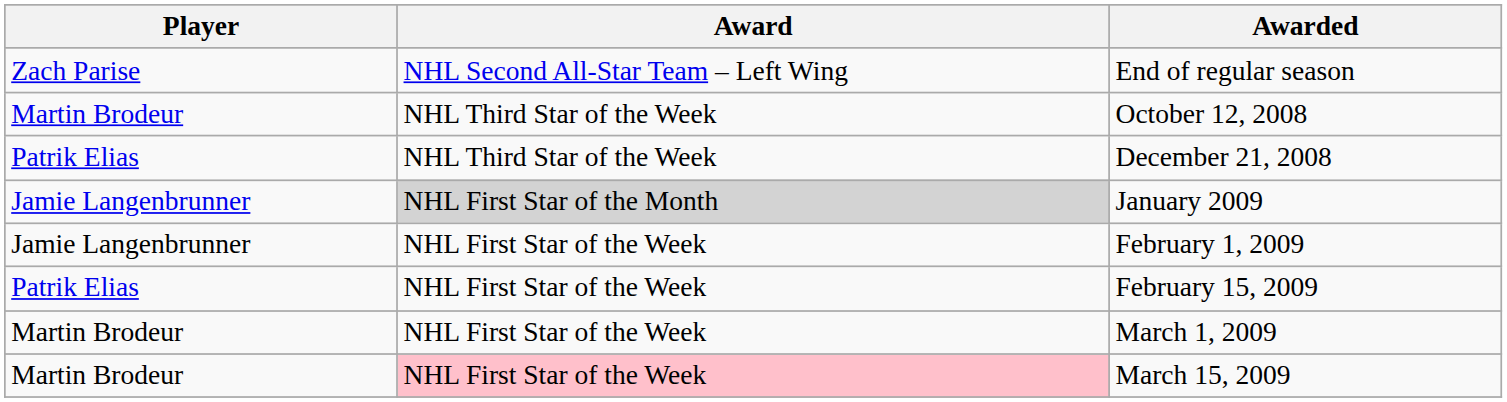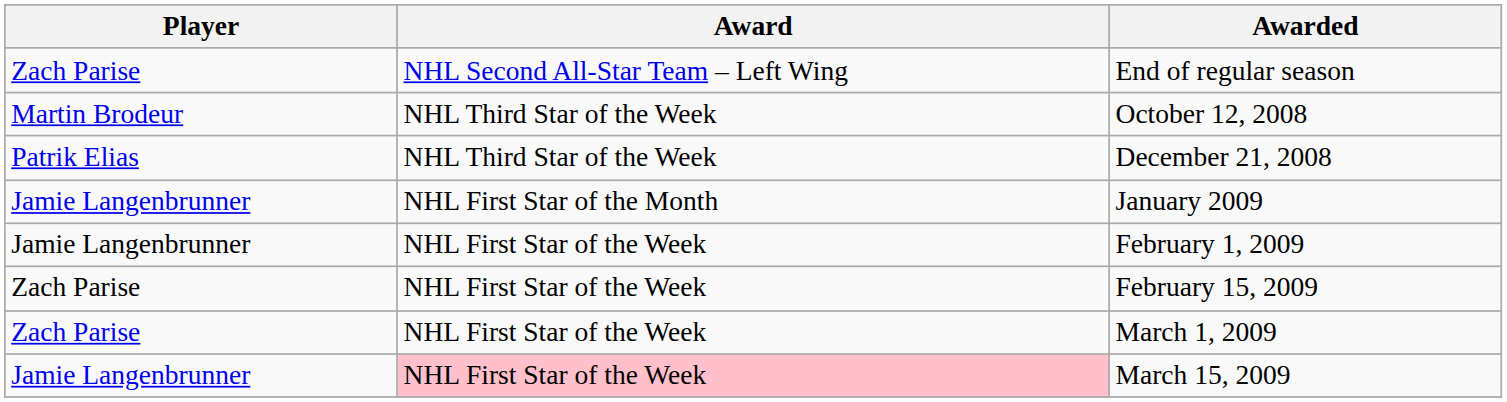(561, 200) lightgrey background -> (561, 200) no background
(75, 288) Patrik Elias -> (76, 288) Zach Parise
(97, 331) Martin Brodeur -> (76, 331) Zach Parise
(97, 375) Martin Brodeur -> (131, 375) Jamie Langenbrunner
